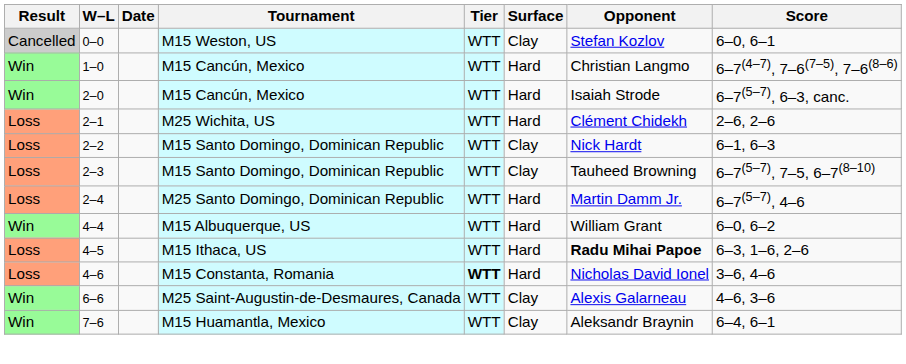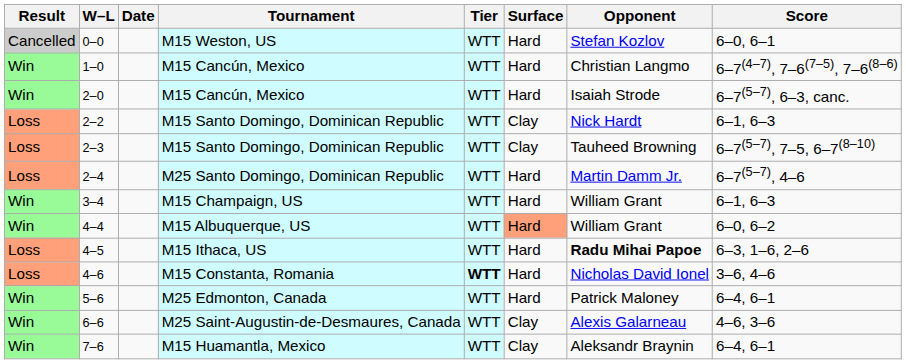(523, 40) Clay -> (524, 40) Hard
- row: (93, 122)
+ row: (93, 202)
(524, 225) no background -> (524, 225) lightsalmon background
+ row: (93, 299)
